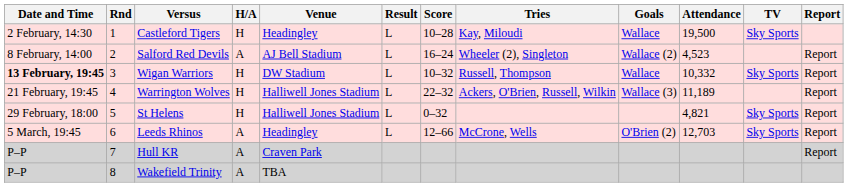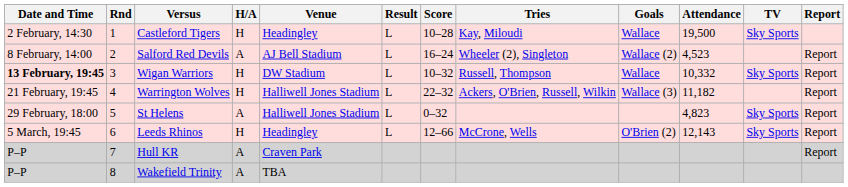(699, 92) 11,189 -> (699, 92) 11,182
(240, 112) H -> (240, 112) A
(696, 112) 4,821 -> (696, 112) 4,823
(240, 132) A -> (240, 132) H
(699, 132) 12,703 -> (699, 132) 12,143
